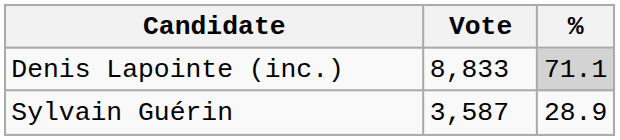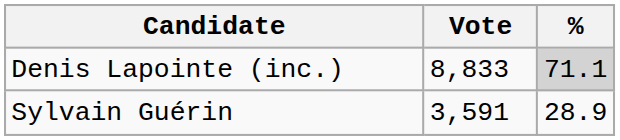(469, 113) 3,587 -> (469, 113) 3,591
